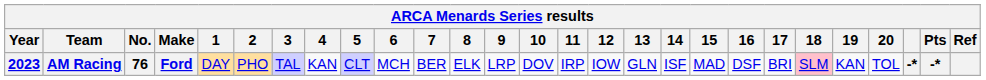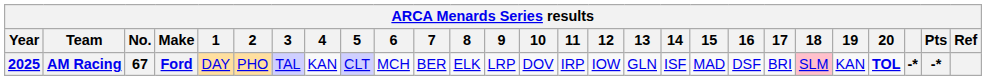(24, 64) 2023 -> (24, 64) 2025
(140, 64) 76 -> (140, 64) 67
(886, 64) normal -> (886, 64) bold
